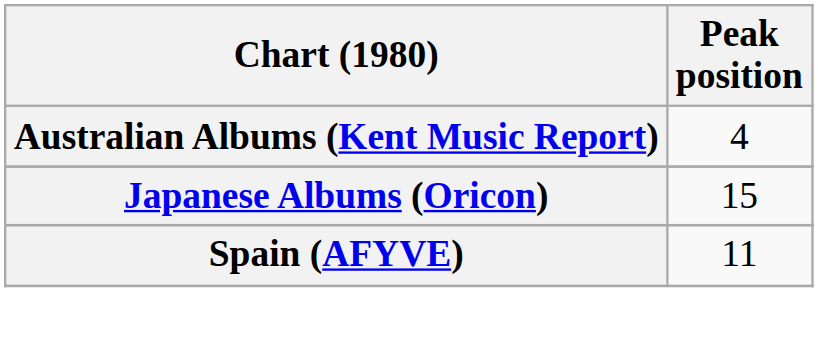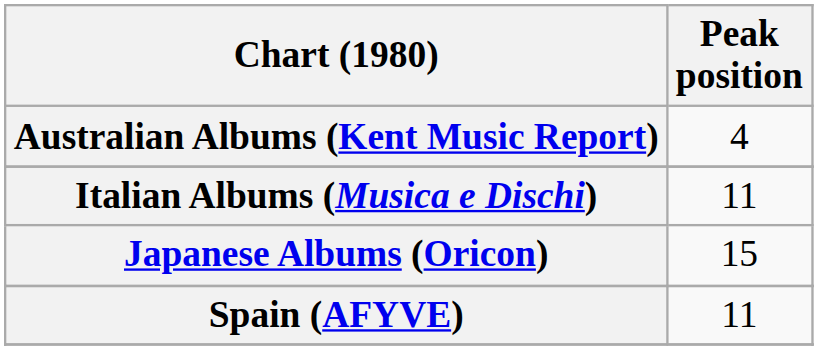+ row: (336, 195)
